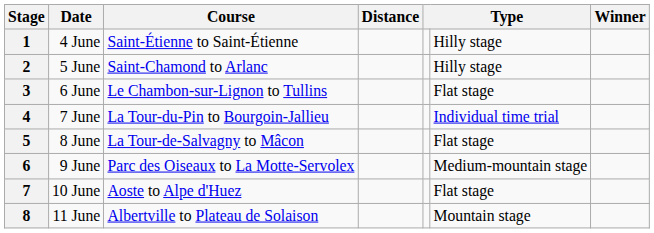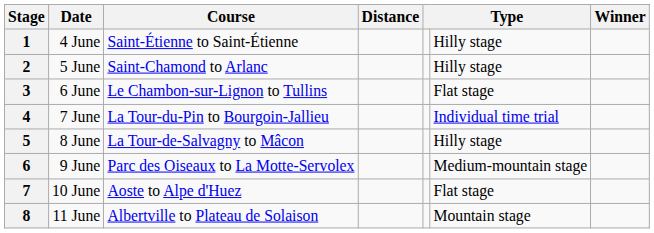(464, 141) Flat stage -> (468, 141) Hilly stage
